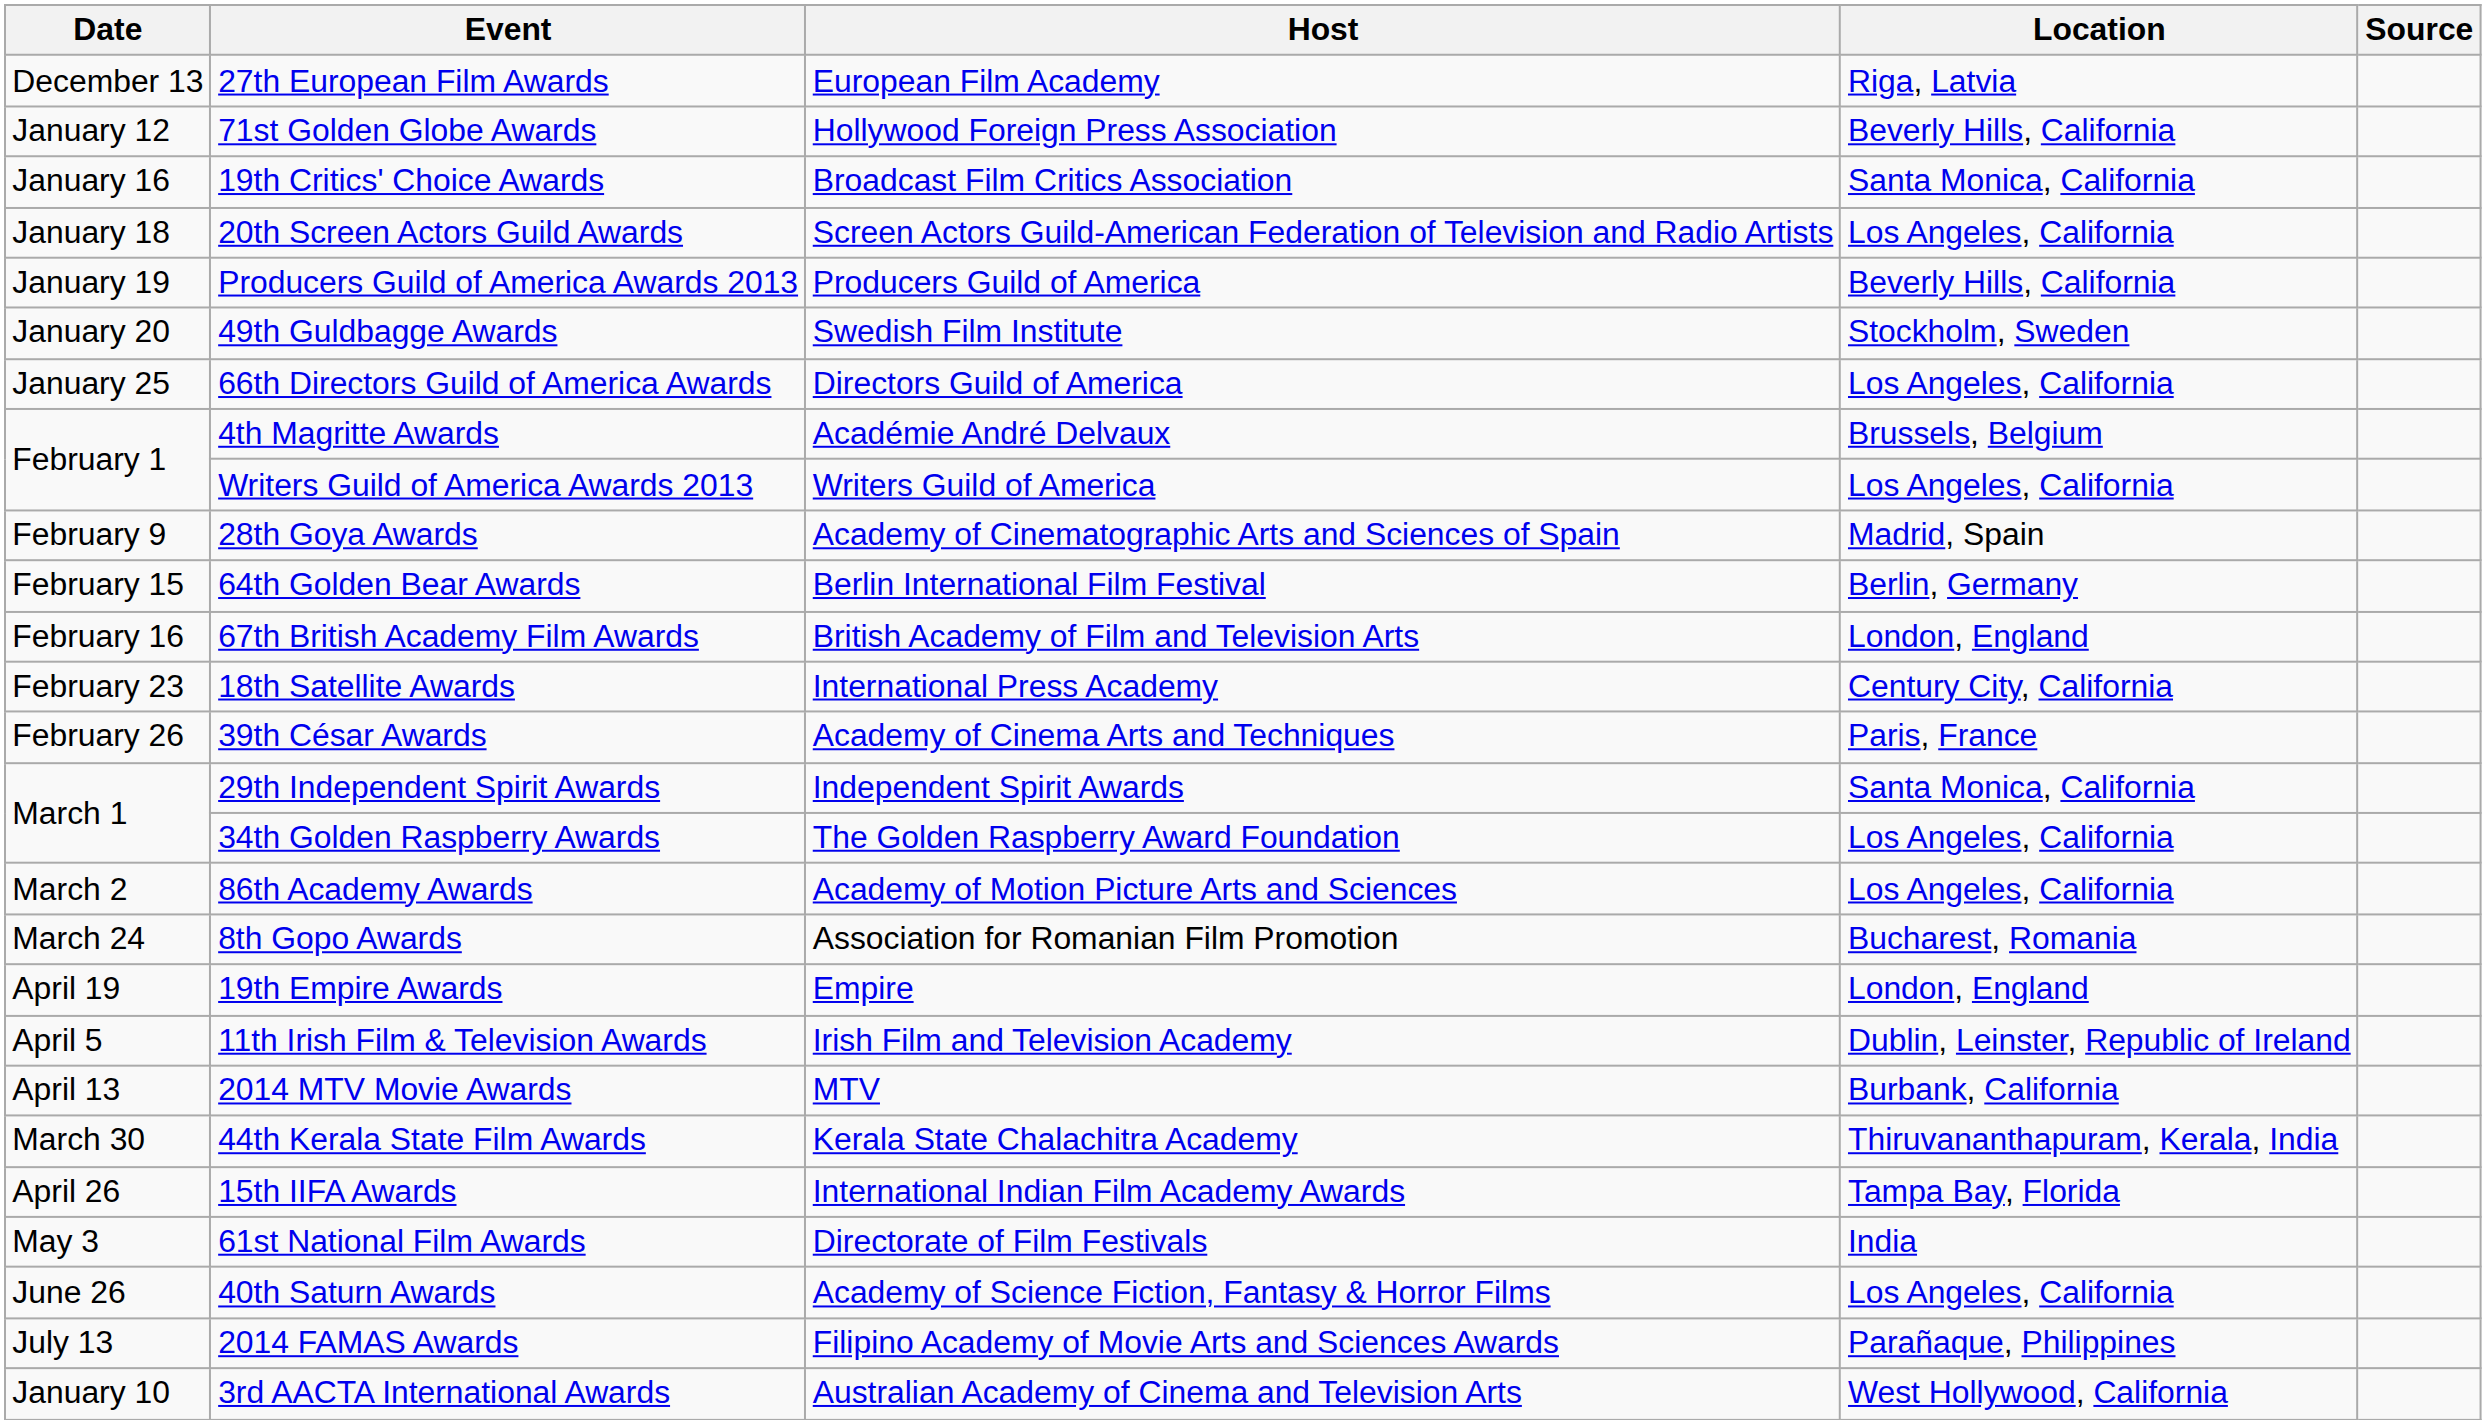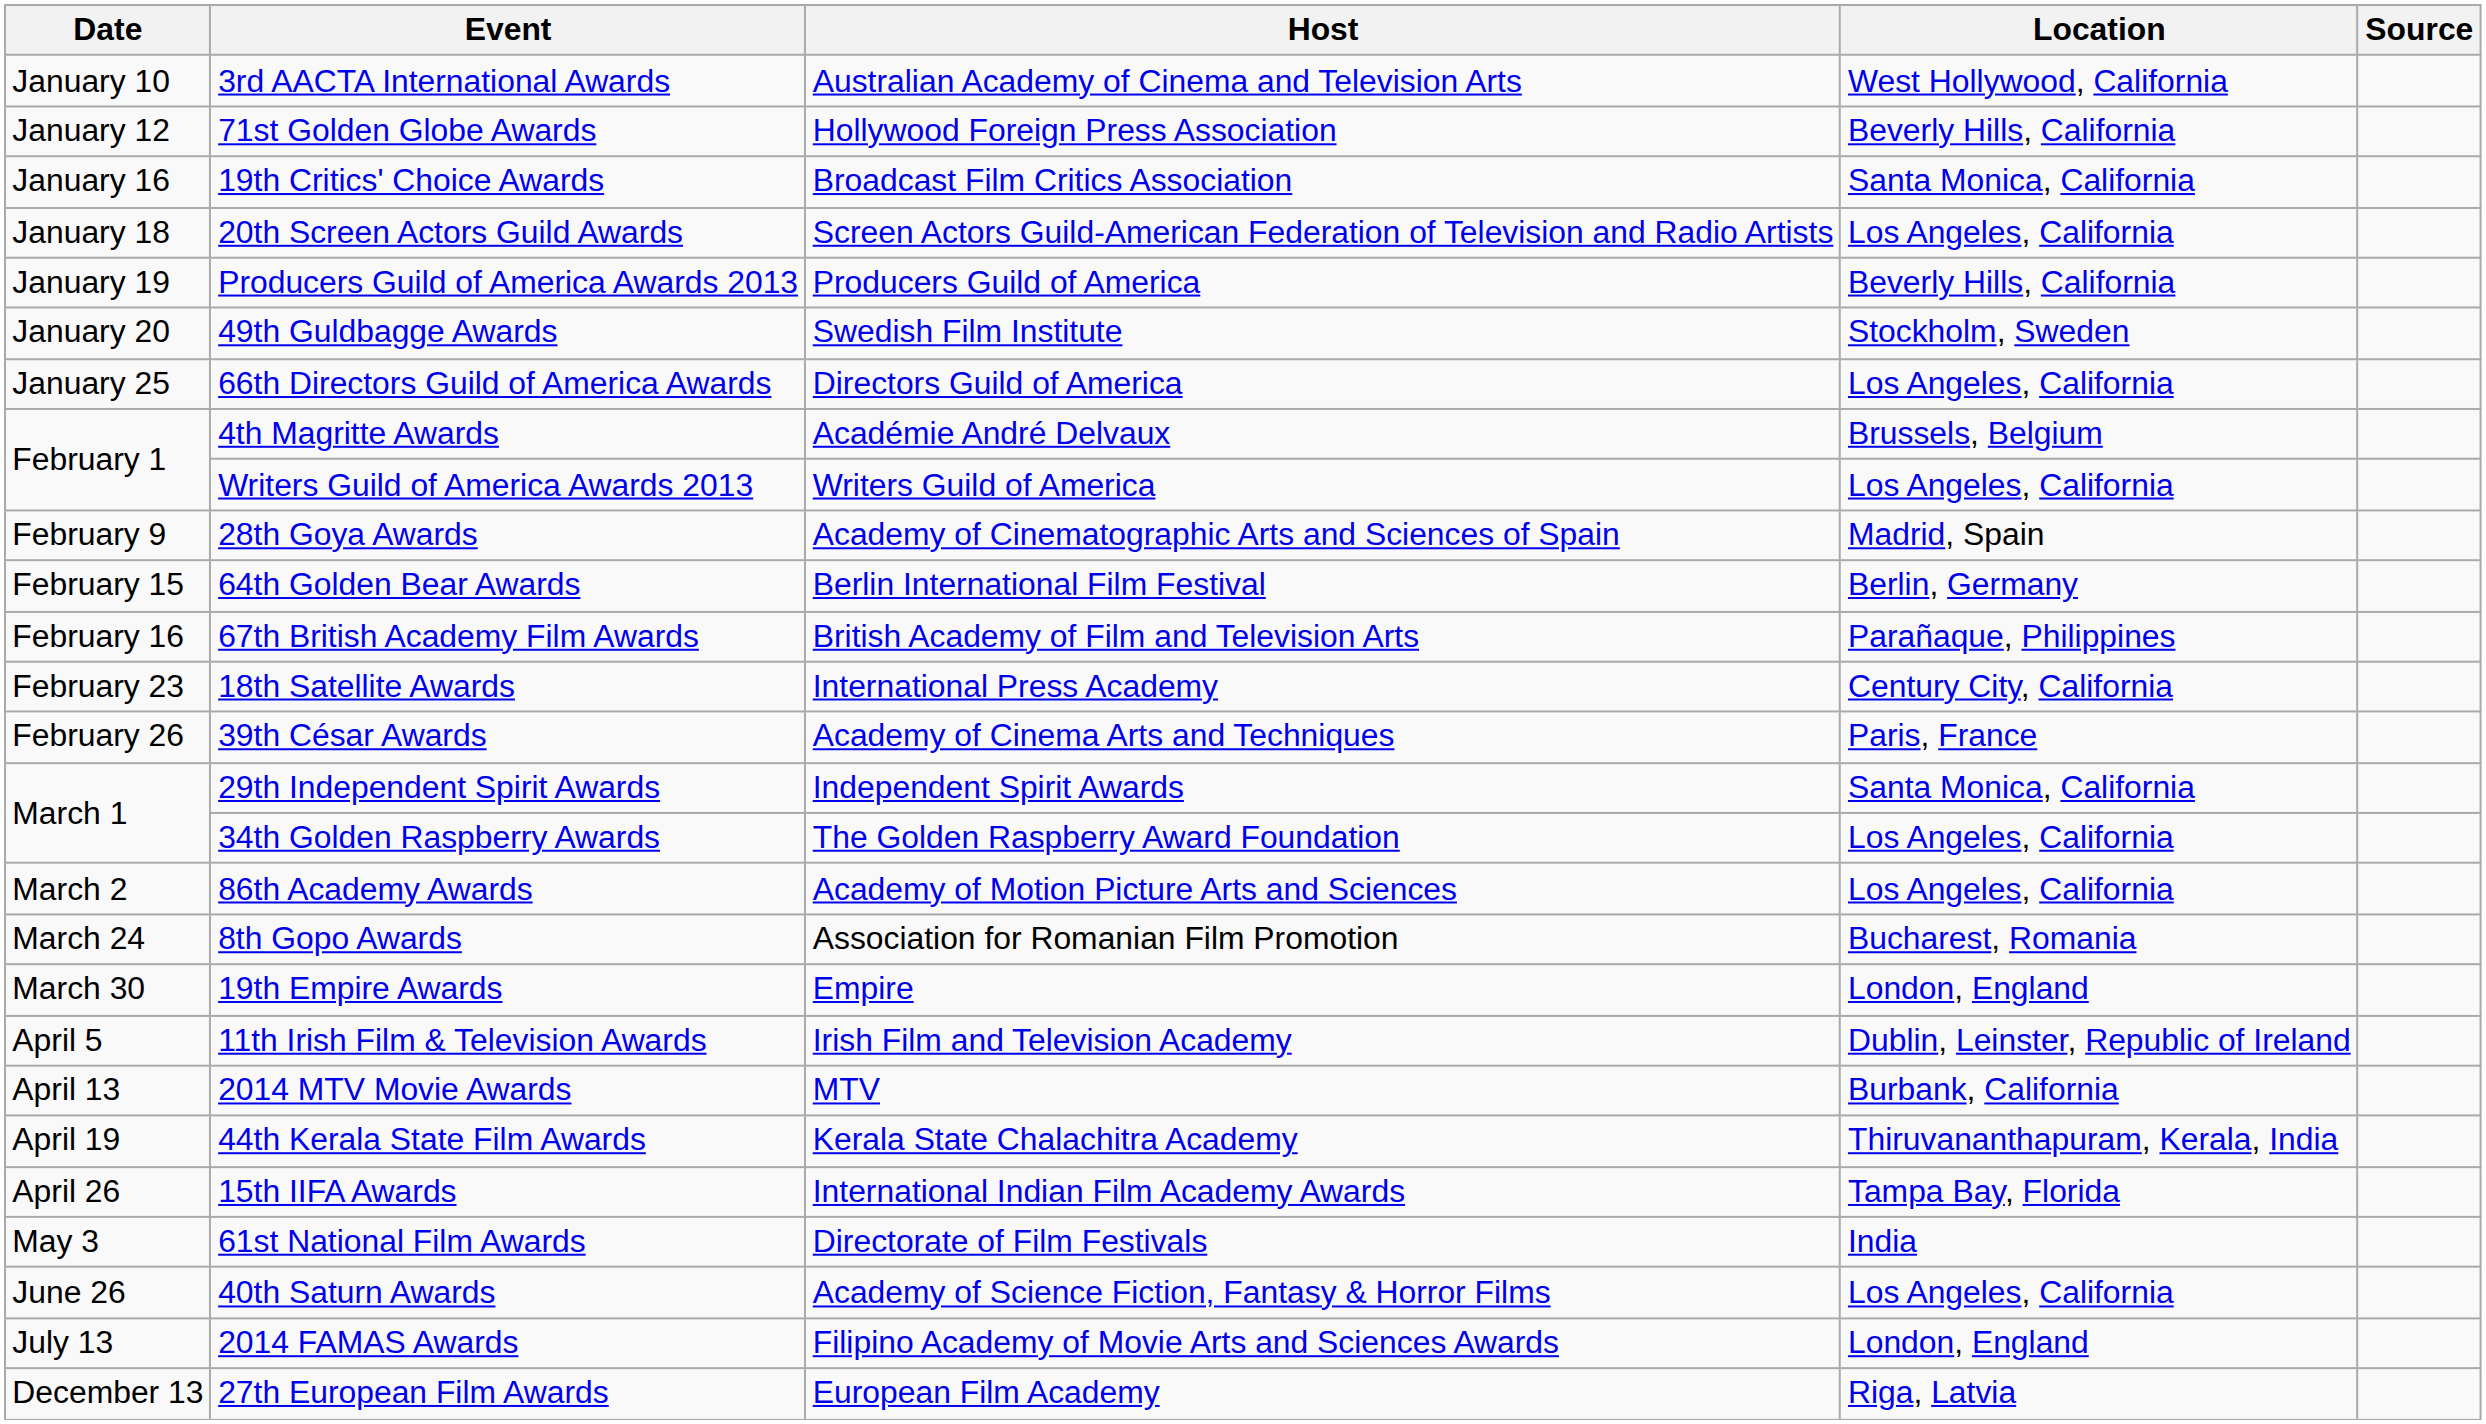rows swapped: (444, 1393) <-> (413, 80)
(1968, 635) London, England -> (2012, 635) Parañaque, Philippines
(66, 989) April 19 -> (79, 989) March 30
(79, 1140) March 30 -> (66, 1140) April 19
(2012, 1342) Parañaque, Philippines -> (1968, 1342) London, England
